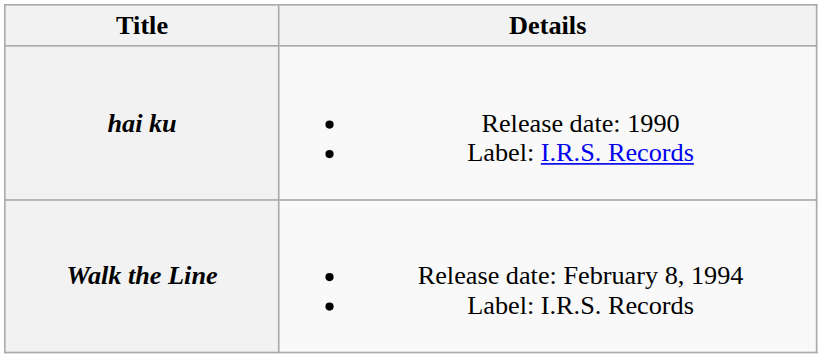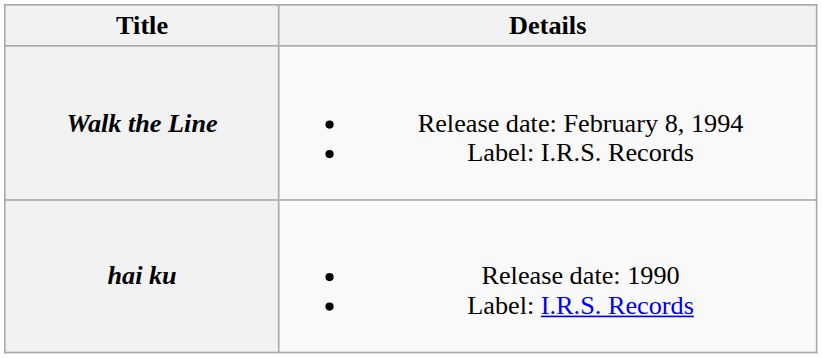rows swapped: (142, 122) <-> (142, 275)
